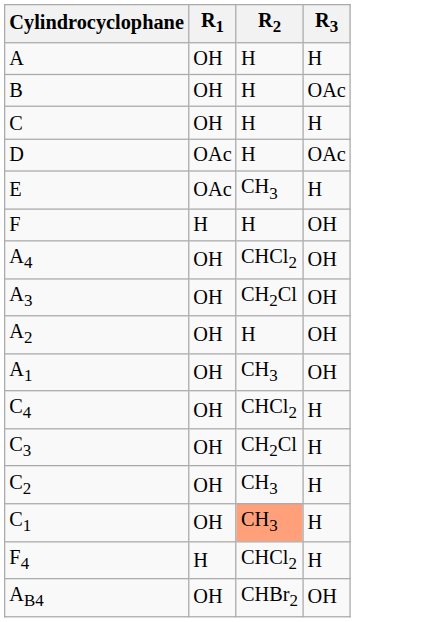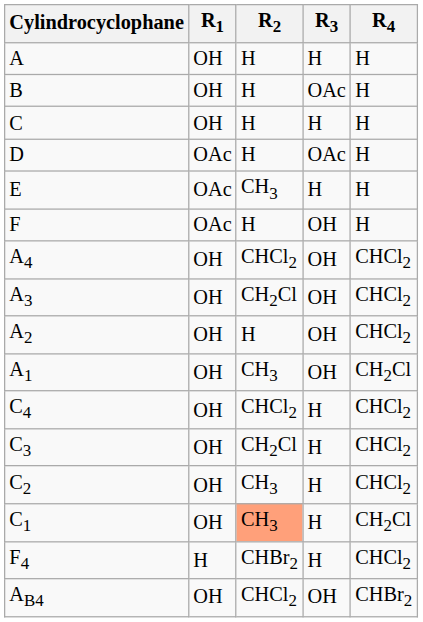+ column: (384, 23)
(201, 224) H -> (212, 224) OAc
(269, 559) CHCl2 -> (270, 559) CHBr2
(270, 597) CHBr2 -> (269, 597) CHCl2
